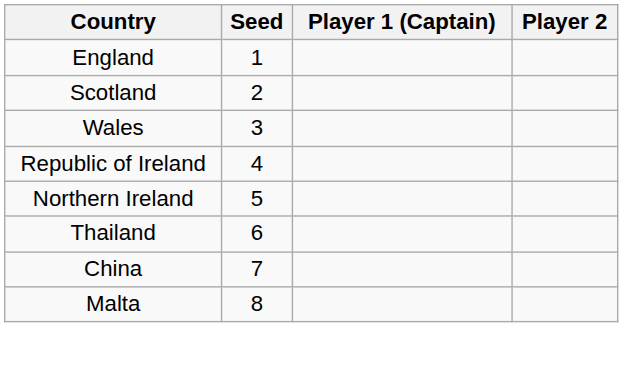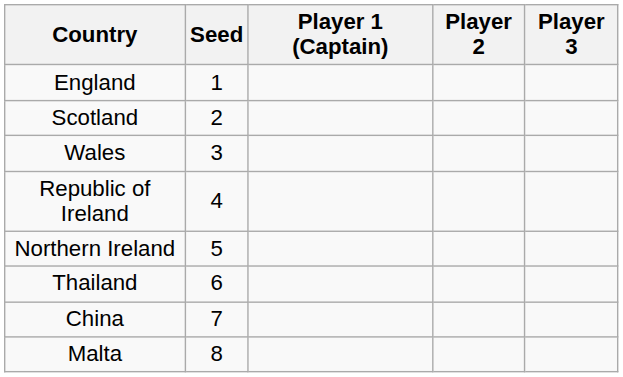+ column: (571, 34)
